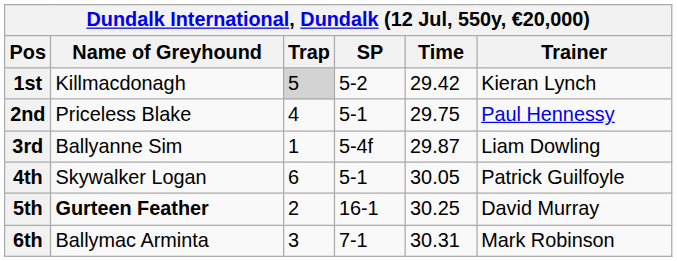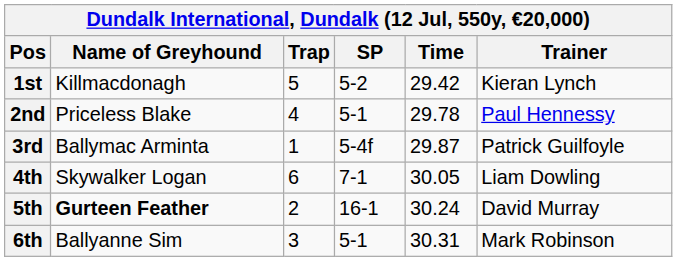(293, 83) lightgrey background -> (293, 83) no background
(435, 114) 29.75 -> (435, 114) 29.78
(119, 146) Ballyanne Sim -> (132, 146) Ballymac Arminta
(541, 146) Liam Dowling -> (553, 146) Patrick Guilfoyle
(353, 177) 5-1 -> (353, 177) 7-1
(553, 177) Patrick Guilfoyle -> (541, 177) Liam Dowling
(435, 209) 30.25 -> (435, 209) 30.24
(132, 240) Ballymac Arminta -> (119, 240) Ballyanne Sim
(353, 240) 7-1 -> (353, 240) 5-1
